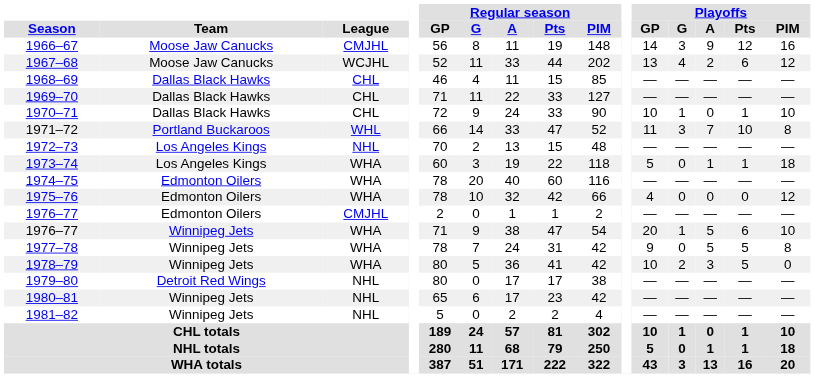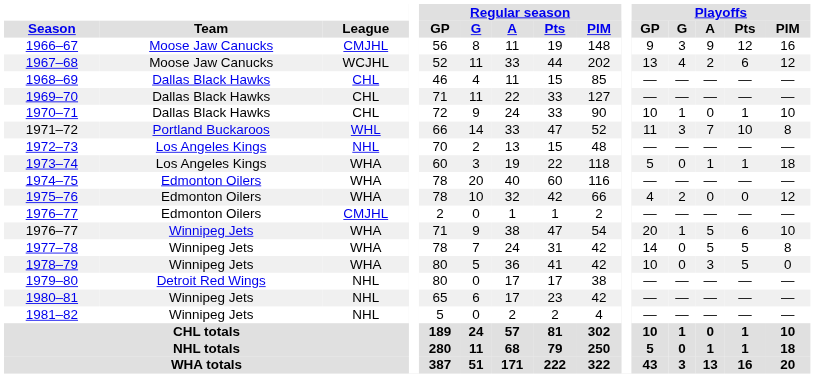(650, 46) 14 -> (650, 46) 9
(682, 197) 0 -> (682, 197) 2
(650, 247) 9 -> (650, 247) 14
(682, 264) 2 -> (682, 264) 0
